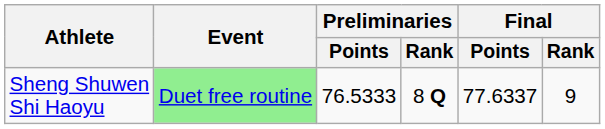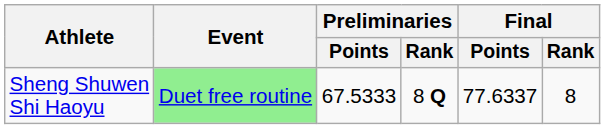(359, 96) 76.5333 -> (359, 96) 67.5333
(571, 96) 9 -> (571, 96) 8
